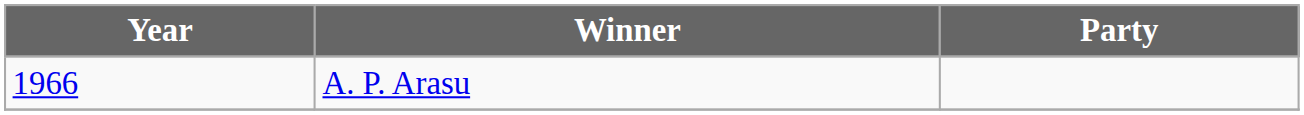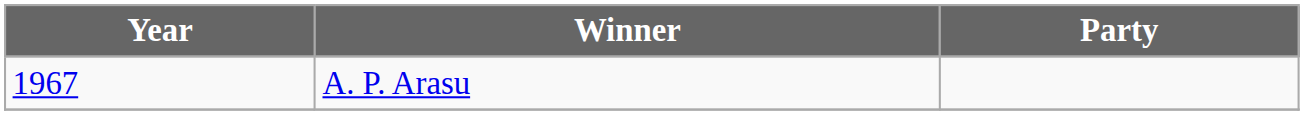(45, 82) 1966 -> (45, 82) 1967
